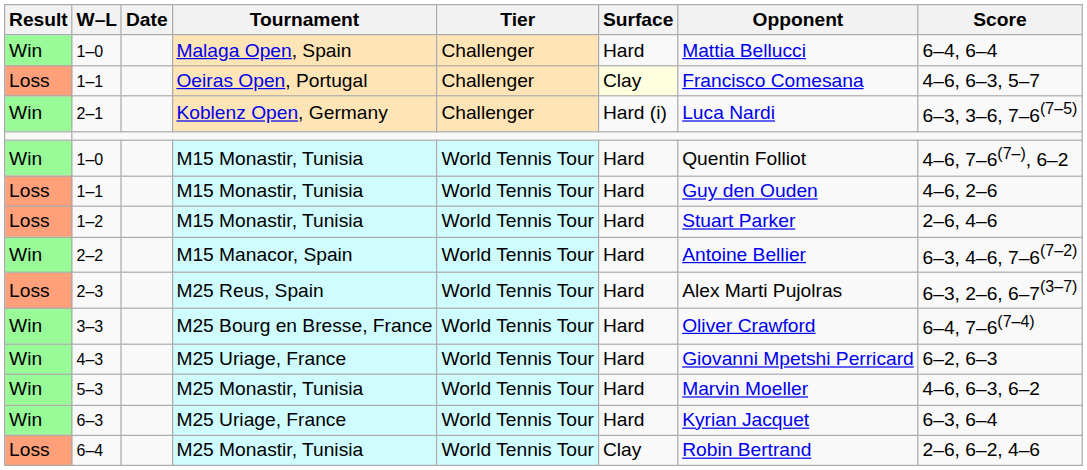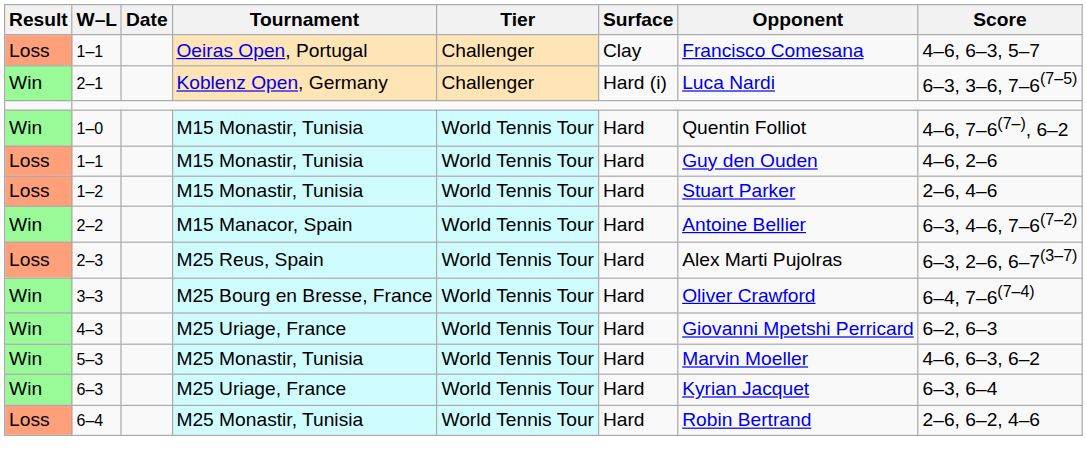- row: (90, 51)
(622, 80) lightyellow background -> (622, 50) no background
(622, 450) Clay -> (624, 419) Hard
